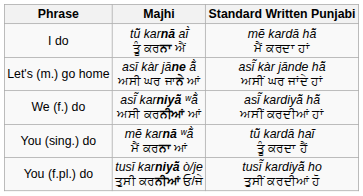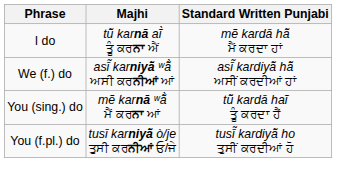- row: (58, 74)
